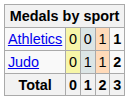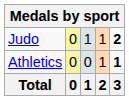rows swapped: (35, 39) <-> (23, 62)
